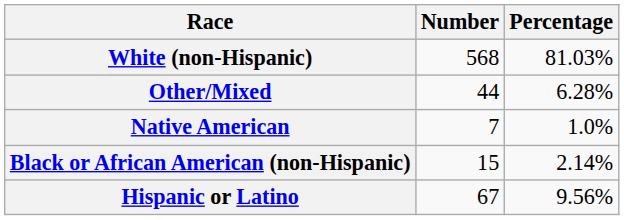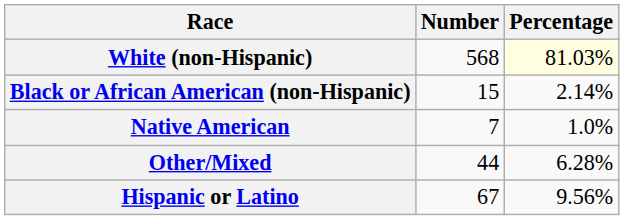(579, 57) no background -> (579, 57) lightyellow background
rows swapped: (210, 162) <-> (210, 92)
